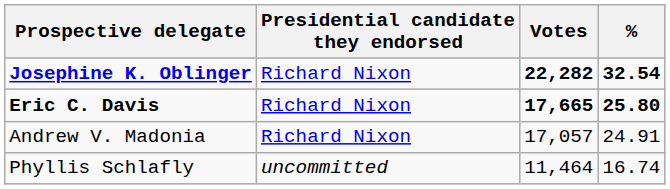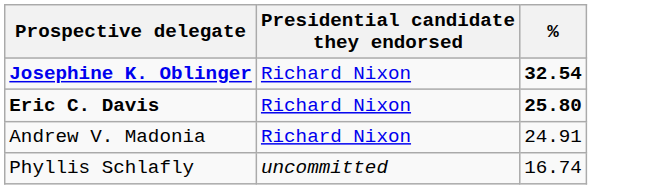- column: (559, 32)
